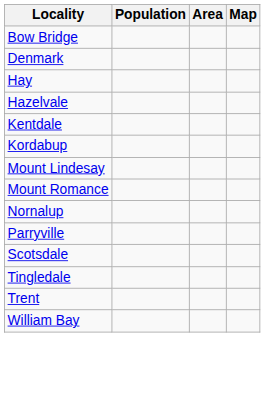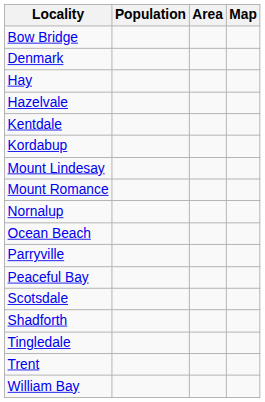+ row: (49, 233)
+ row: (48, 277)
+ row: (37, 320)
